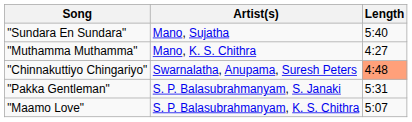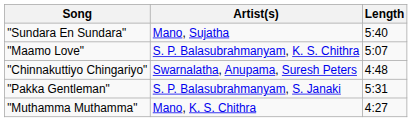rows swapped: (46, 108) <-> (72, 51)
(376, 70) lightsalmon background -> (376, 70) no background
